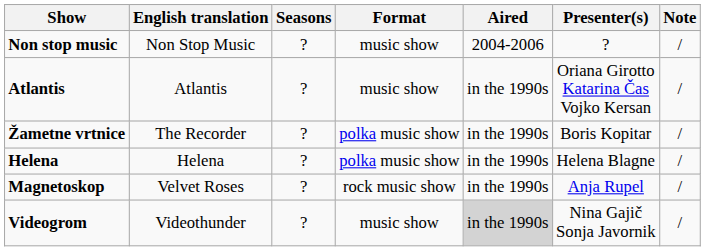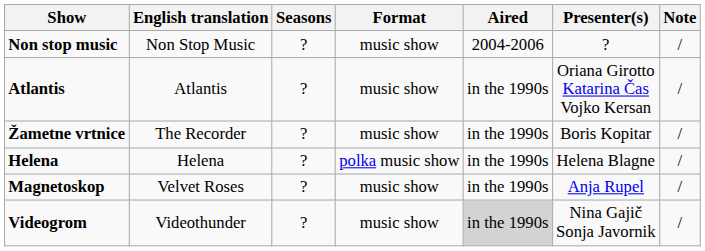(399, 134) polka music show -> (399, 134) music show
(399, 187) rock music show -> (399, 187) music show
